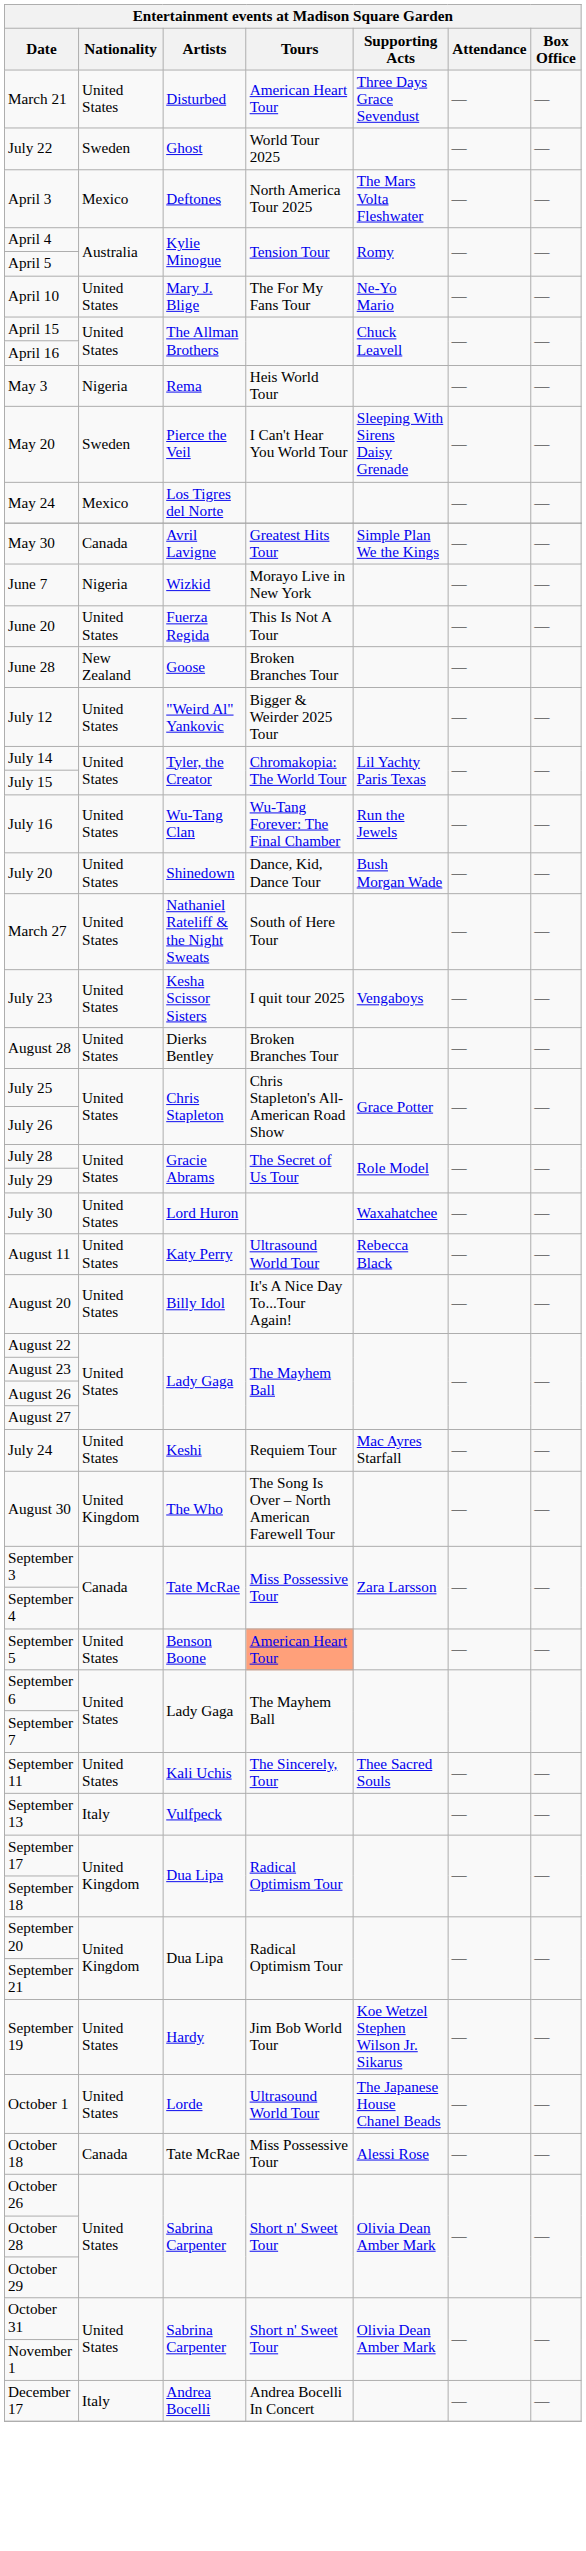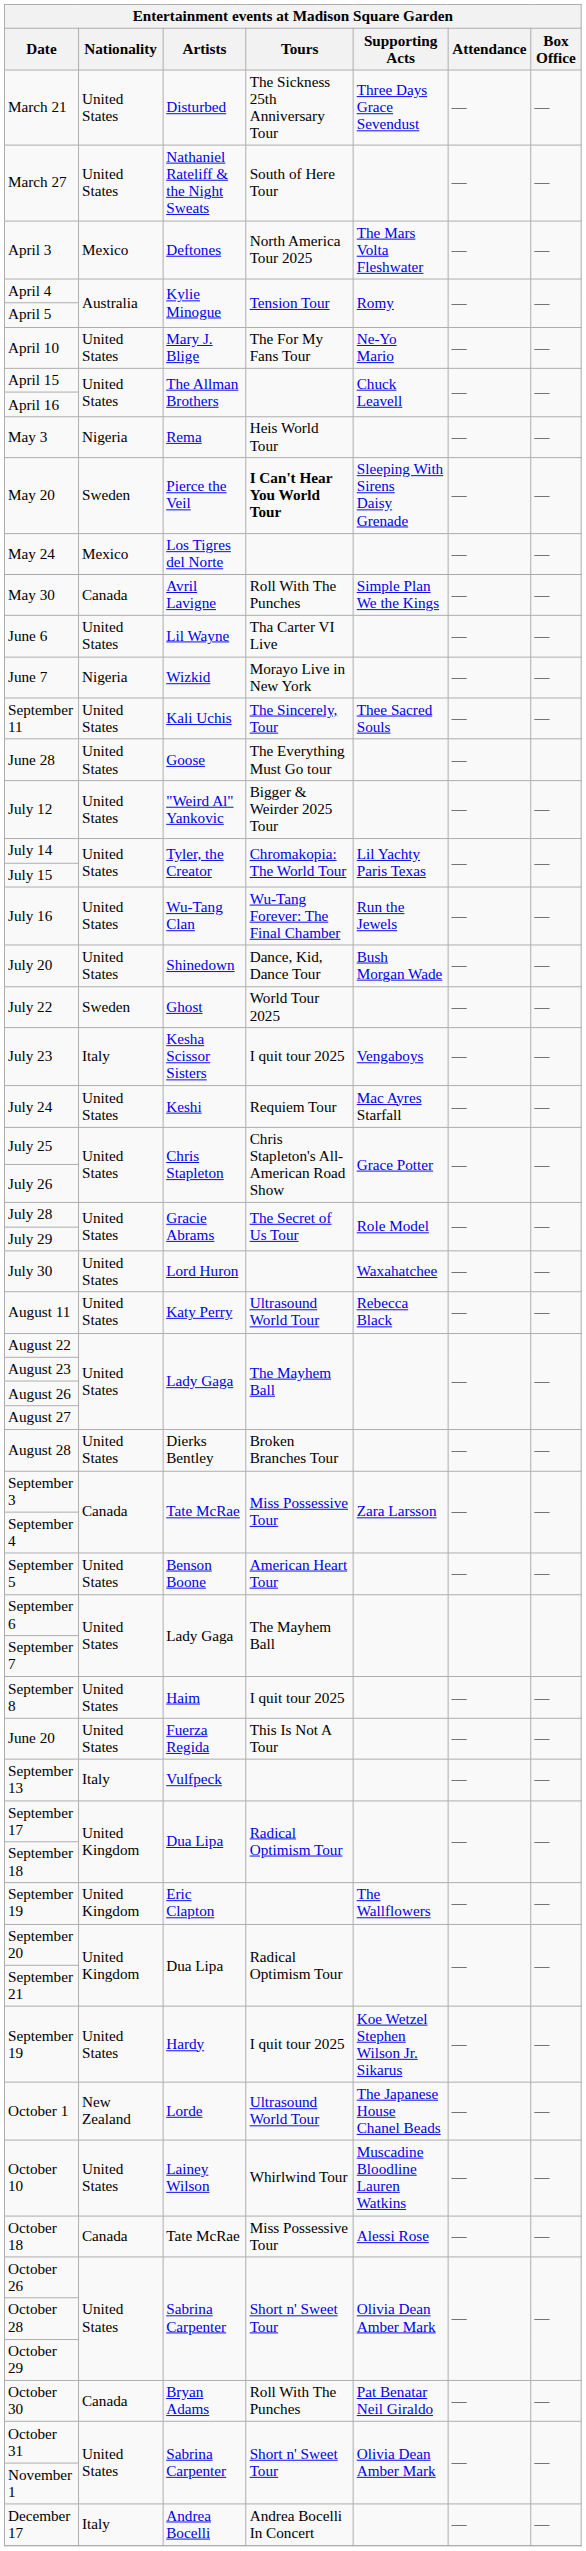(298, 98) American Heart Tour -> (290, 107) The Sickness 25th Anniversary Tour
rows swapped: (37, 931) <-> (30, 148)
(299, 444) normal -> (291, 495) bold
(290, 543) Greatest Hits Tour -> (293, 594) Roll With The Punches
+ row: (28, 636)
rows swapped: (31, 626) <-> (40, 1772)
(106, 667) New Zealand -> (103, 759) United States
(294, 667) Broken Branches Tour -> (297, 759) The Everything Must Go tour
(103, 998) United States -> (96, 1056) Italy
rows swapped: (30, 1450) <-> (39, 1048)
- row: (39, 1304)
- row: (39, 1508)
(298, 1649) lightsalmon background -> (298, 1573) no background
+ row: (40, 1697)
+ row: (40, 1903)
(296, 2037) Jim Bob World Tour -> (297, 2044) I quit tour 2025
(103, 2104) United States -> (106, 2111) New Zealand
+ row: (32, 2177)
+ row: (32, 2401)
